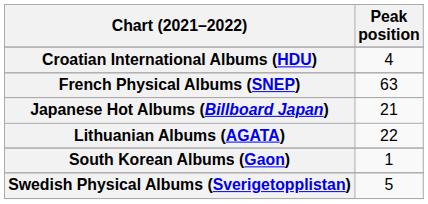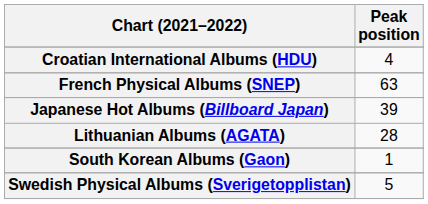(389, 110) 21 -> (389, 110) 39
(389, 135) 22 -> (389, 135) 28
